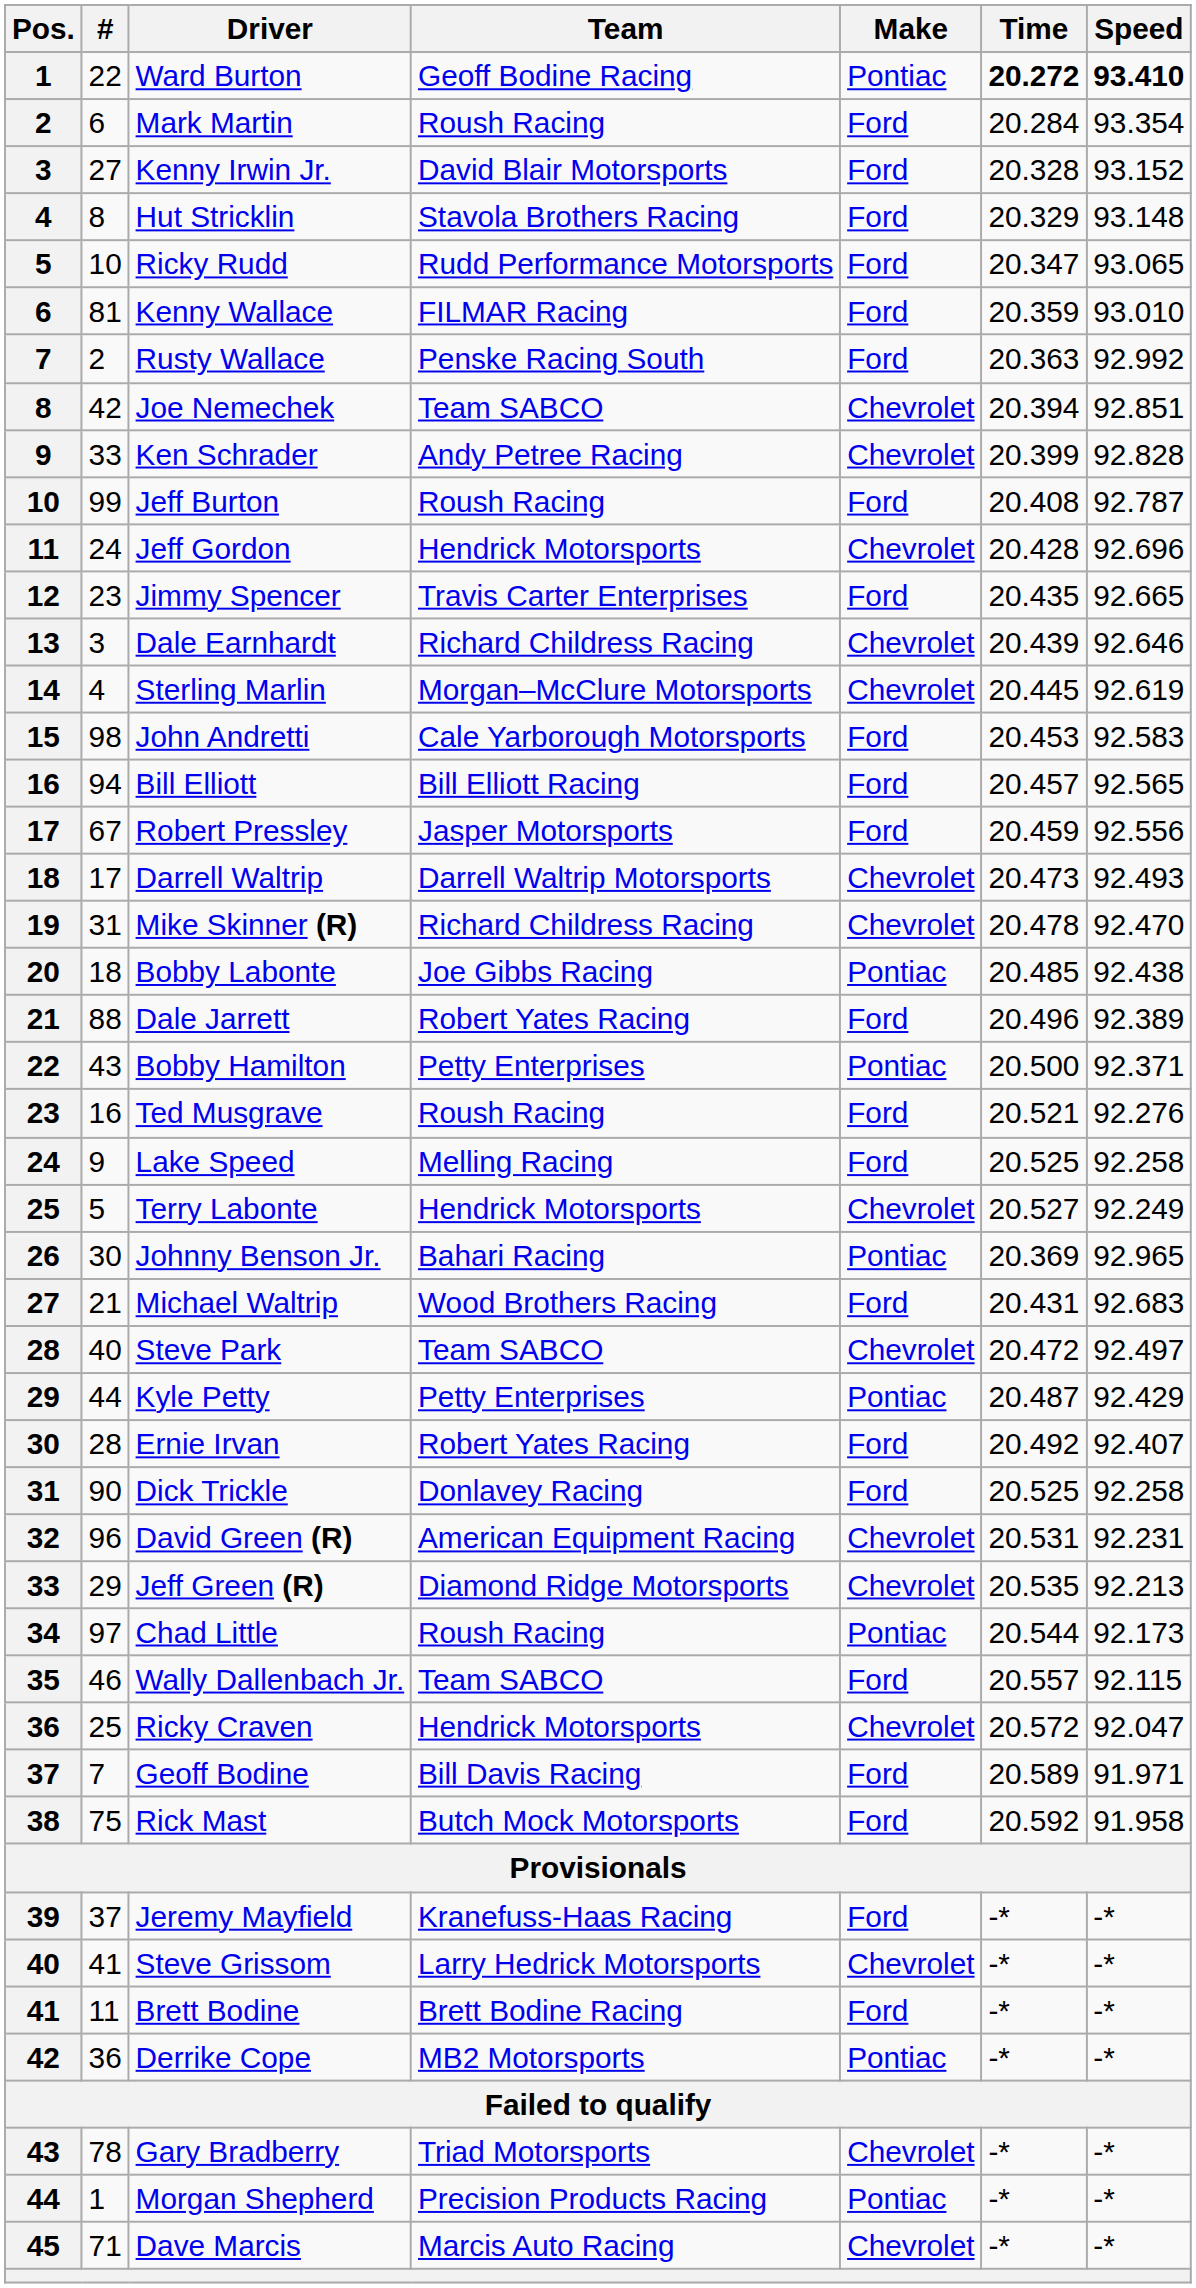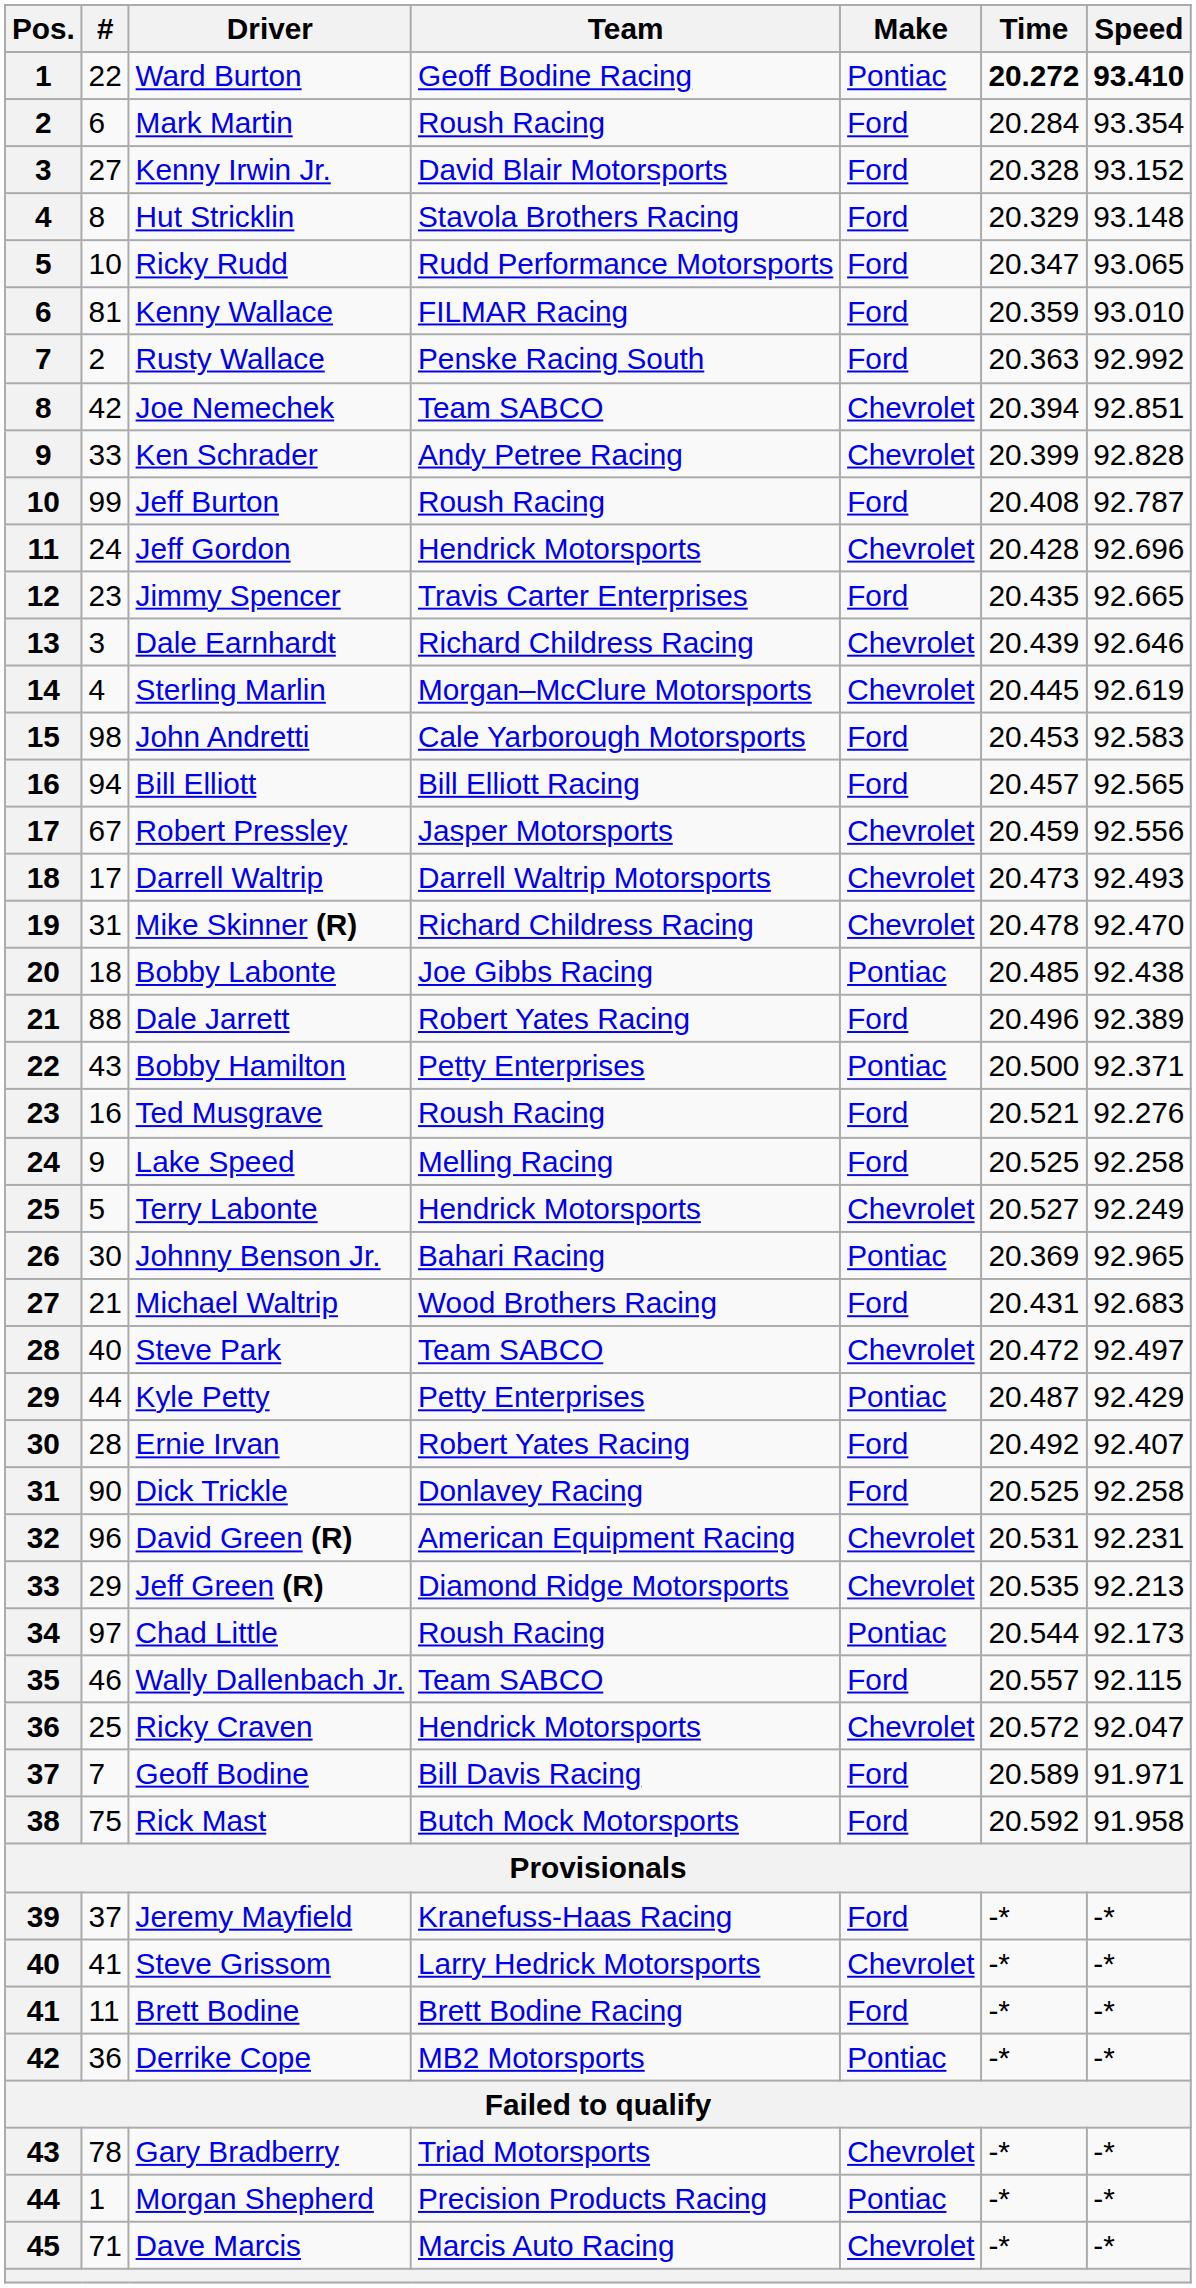(878, 831) Ford -> (911, 831) Chevrolet
